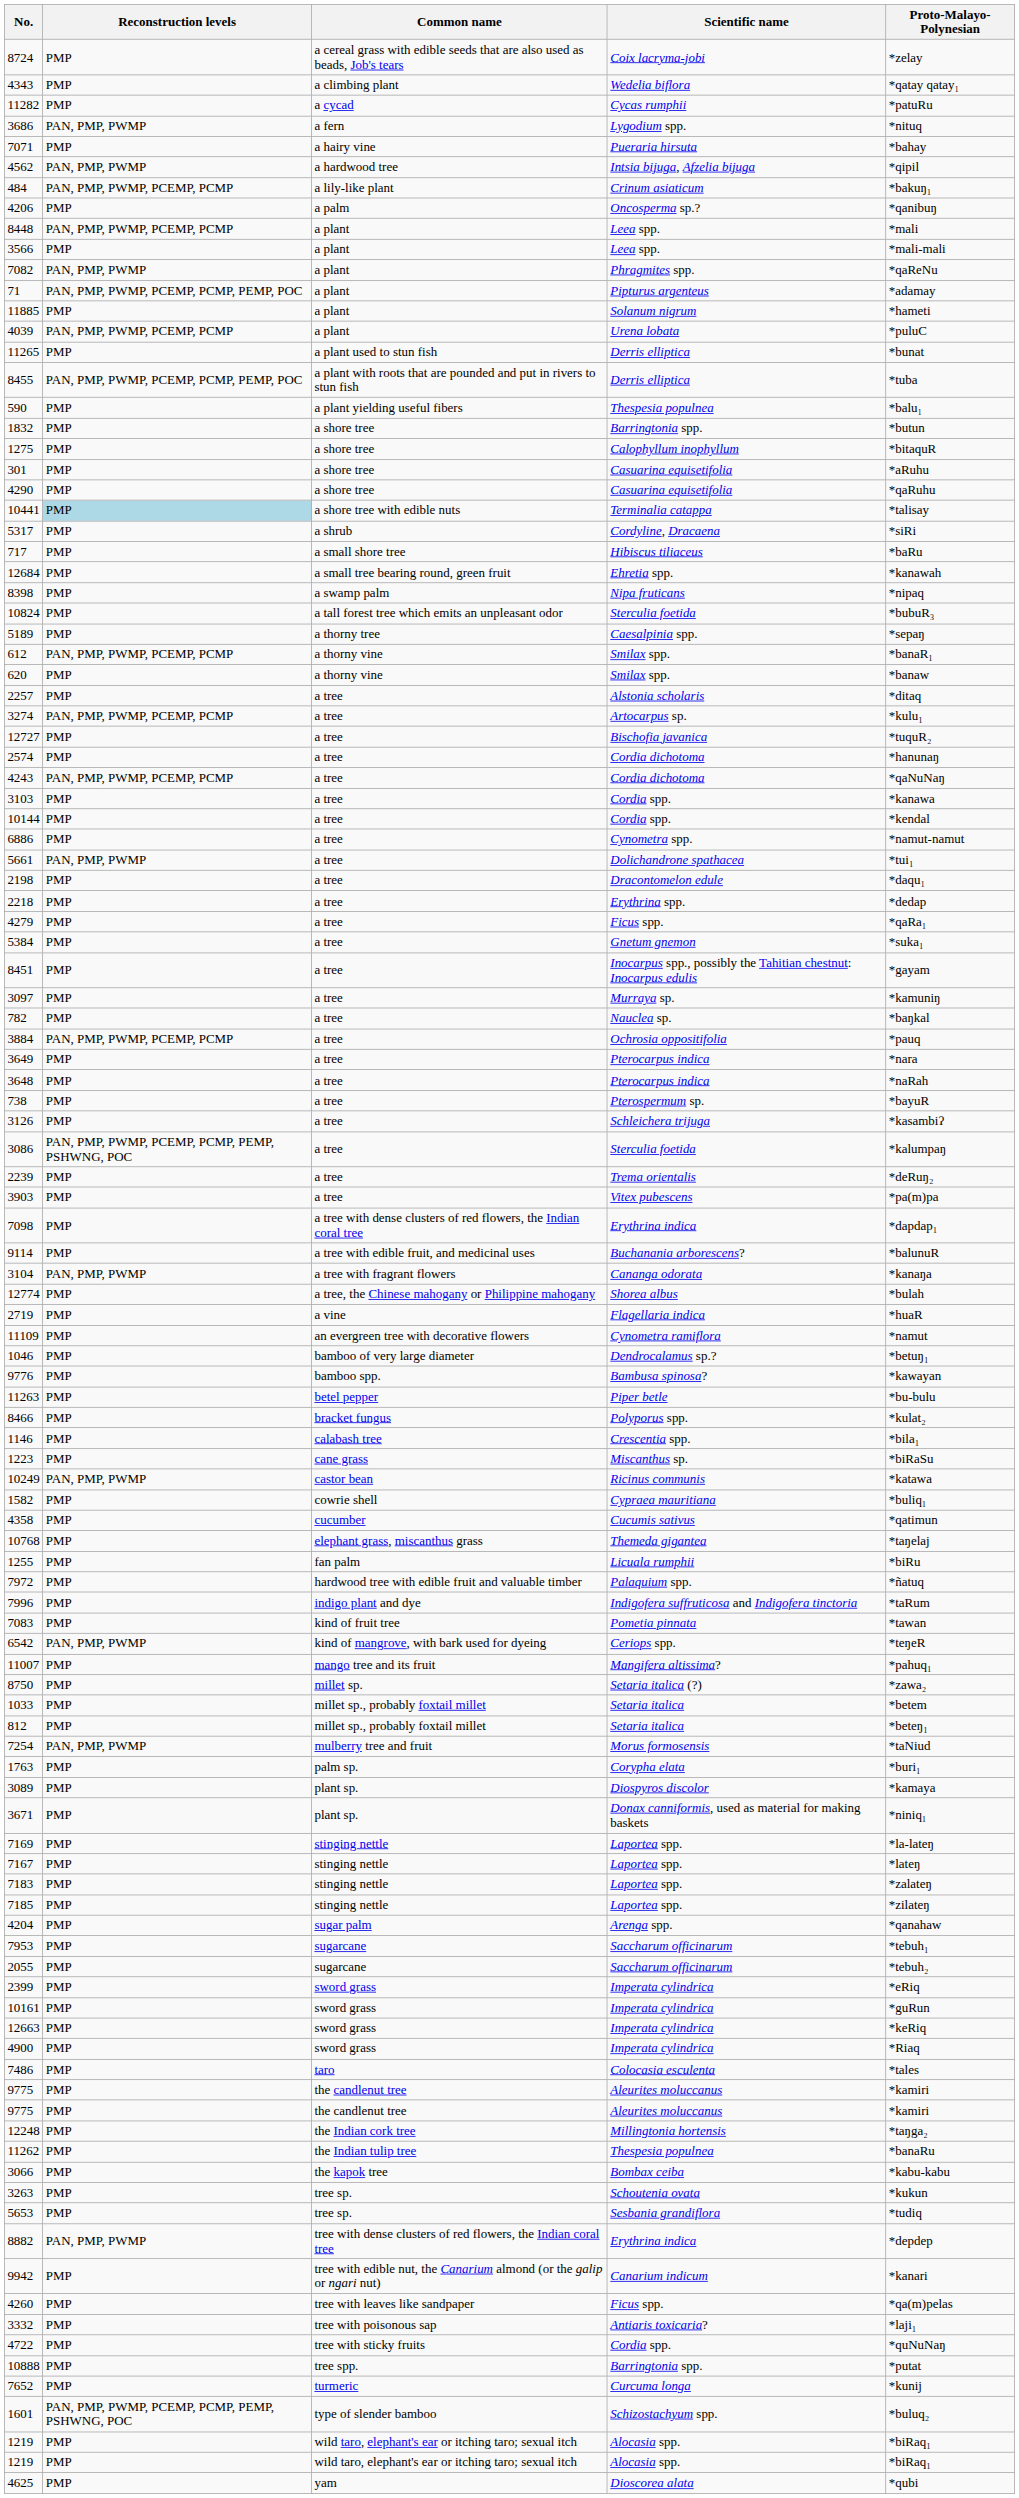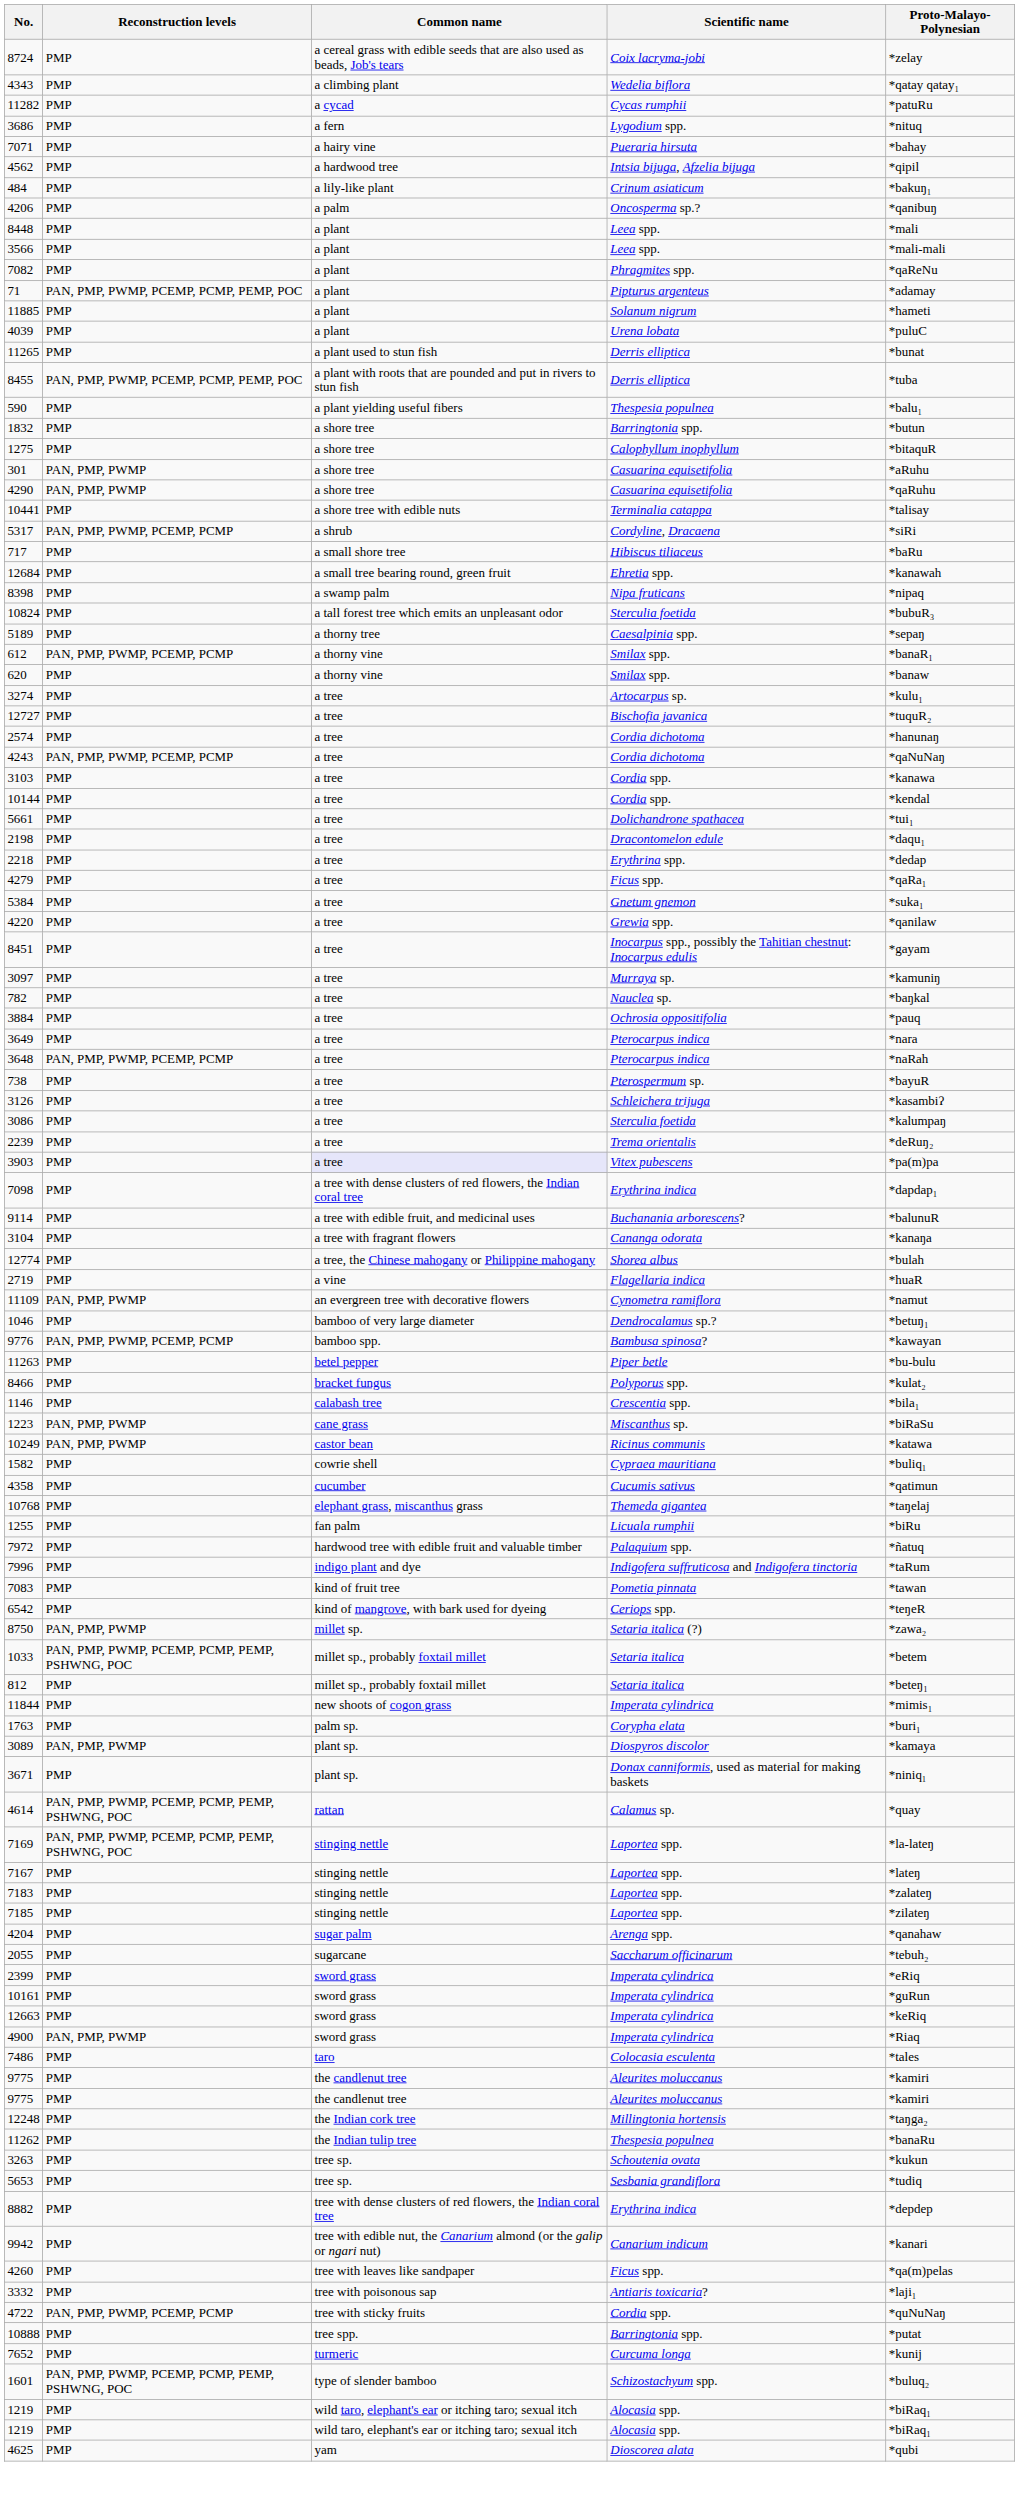(96, 126) PAN, PMP, PWMP -> (59, 126) PMP
(96, 167) PAN, PMP, PWMP -> (59, 167) PMP
(140, 187) PAN, PMP, PWMP, PCEMP, PCMP -> (59, 187) PMP
(140, 228) PAN, PMP, PWMP, PCEMP, PCMP -> (59, 228) PMP
(96, 270) PAN, PMP, PWMP -> (59, 270) PMP
(140, 331) PAN, PMP, PWMP, PCEMP, PCMP -> (59, 331) PMP
(59, 469) PMP -> (96, 469) PAN, PMP, PWMP
(59, 490) PMP -> (96, 490) PAN, PMP, PWMP
(59, 510) lightblue background -> (59, 510) no background
(59, 531) PMP -> (140, 531) PAN, PMP, PWMP, PCEMP, PCMP
- row: (20, 695)
(140, 716) PAN, PMP, PWMP, PCEMP, PCMP -> (59, 695) PMP
- row: (20, 839)
(96, 860) PAN, PMP, PWMP -> (59, 819) PMP
+ row: (20, 921)
(140, 1039) PAN, PMP, PWMP, PCEMP, PCMP -> (59, 1018) PMP
(59, 1080) PMP -> (140, 1059) PAN, PMP, PWMP, PCEMP, PCMP
(160, 1149) PAN, PMP, PWMP, PCEMP, PCMP, PEMP, PSHWNG, POC -> (59, 1121) PMP
(329, 1197) no background -> (329, 1162) lavender background
(96, 1273) PAN, PMP, PWMP -> (59, 1238) PMP
(59, 1335) PMP -> (96, 1300) PAN, PMP, PWMP
(59, 1376) PMP -> (140, 1341) PAN, PMP, PWMP, PCEMP, PCMP
(59, 1458) PMP -> (96, 1423) PAN, PMP, PWMP
(96, 1643) PAN, PMP, PWMP -> (59, 1608) PMP
- row: (23, 1664)
(59, 1684) PMP -> (96, 1629) PAN, PMP, PWMP
(59, 1705) PMP -> (160, 1657) PAN, PMP, PWMP, PCEMP, PCMP, PEMP, PSHWNG, POC
- row: (20, 1746)
+ row: (23, 1705)
(59, 1787) PMP -> (96, 1746) PAN, PMP, PWMP
+ row: (20, 1809)
(59, 1843) PMP -> (160, 1844) PAN, PMP, PWMP, PCEMP, PCMP, PEMP, PSHWNG, POC
- row: (20, 1946)
(59, 2048) PMP -> (96, 2036) PAN, PMP, PWMP
- row: (20, 2172)
(96, 2241) PAN, PMP, PWMP -> (59, 2208) PMP
(59, 2345) PMP -> (140, 2312) PAN, PMP, PWMP, PCEMP, PCMP
